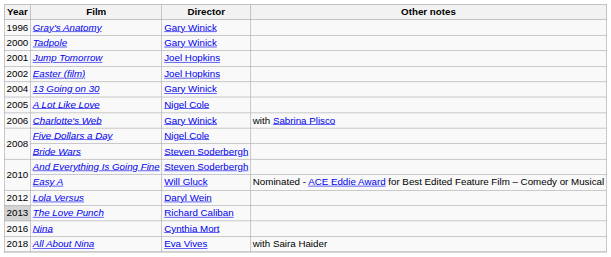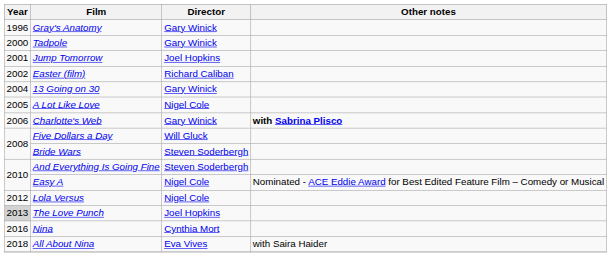(192, 74) Joel Hopkins -> (199, 74) Richard Caliban
(294, 120) normal -> (298, 120) bold
(187, 136) Nigel Cole -> (186, 136) Will Gluck
(186, 182) Will Gluck -> (187, 182) Nigel Cole
(188, 197) Daryl Wein -> (187, 197) Nigel Cole
(199, 213) Richard Caliban -> (192, 213) Joel Hopkins
